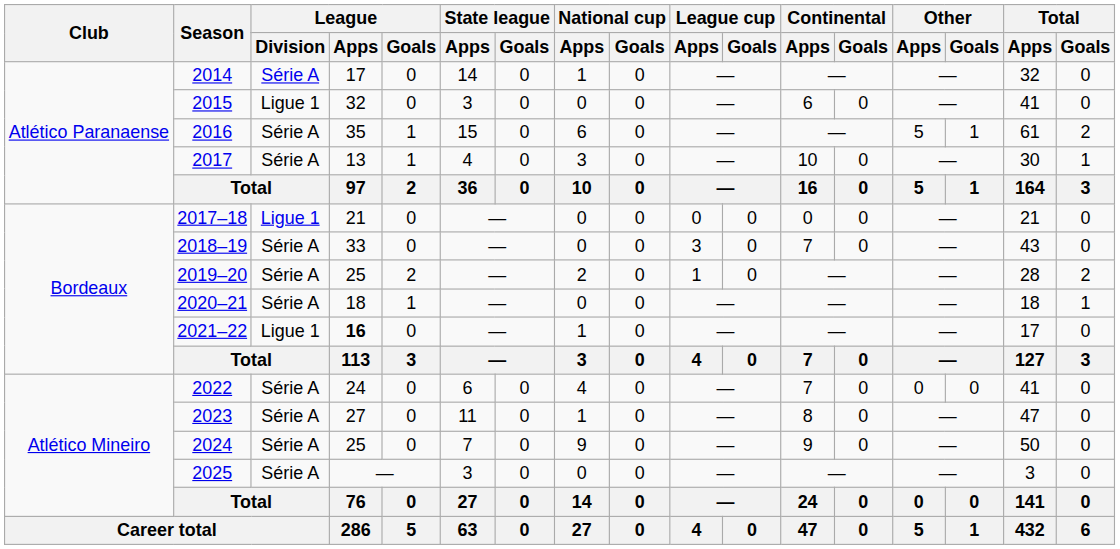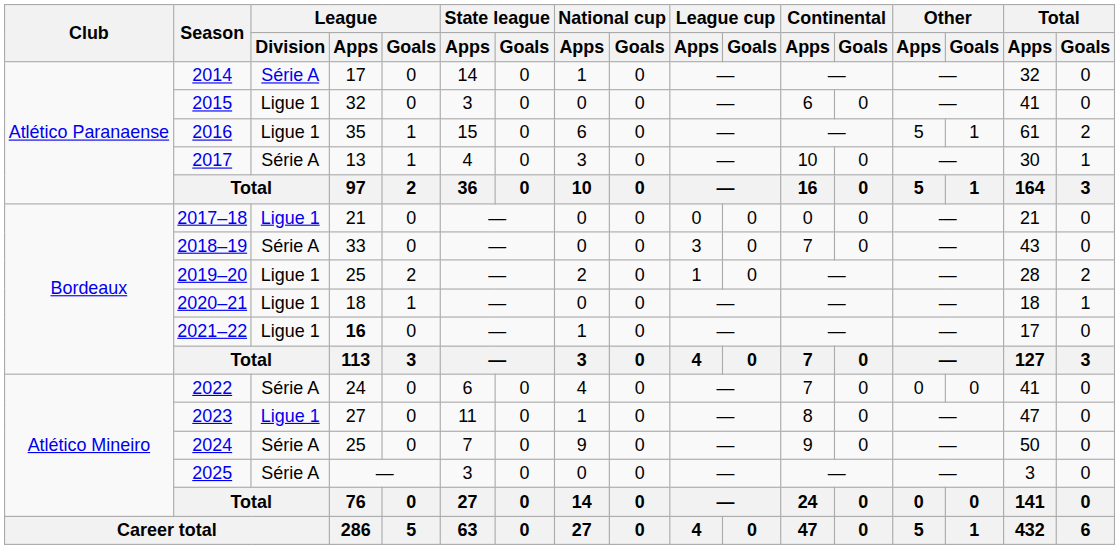(290, 132) Série A -> (290, 132) Ligue 1
(290, 274) Série A -> (290, 274) Ligue 1
(290, 302) Série A -> (290, 302) Ligue 1
(290, 416) Série A -> (290, 416) Ligue 1
